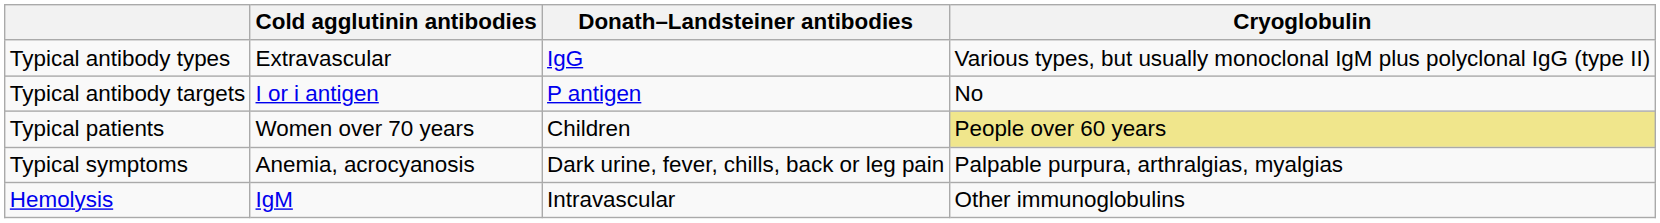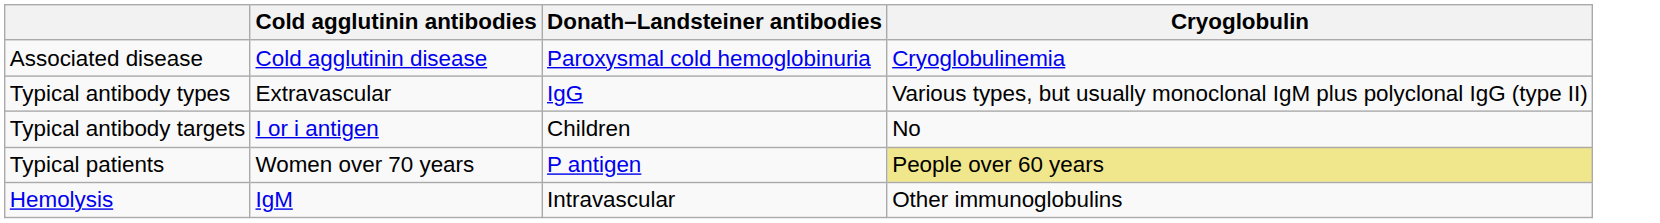+ row: (106, 57)
(594, 93) P antigen -> (589, 128) Children
(589, 128) Children -> (594, 164) P antigen
- row: (99, 164)
